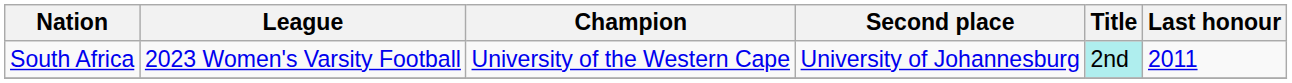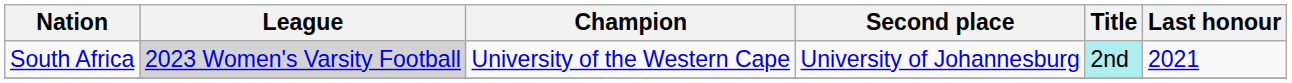(303, 59) no background -> (303, 59) lightgrey background
(1173, 59) 2011 -> (1174, 59) 2021
